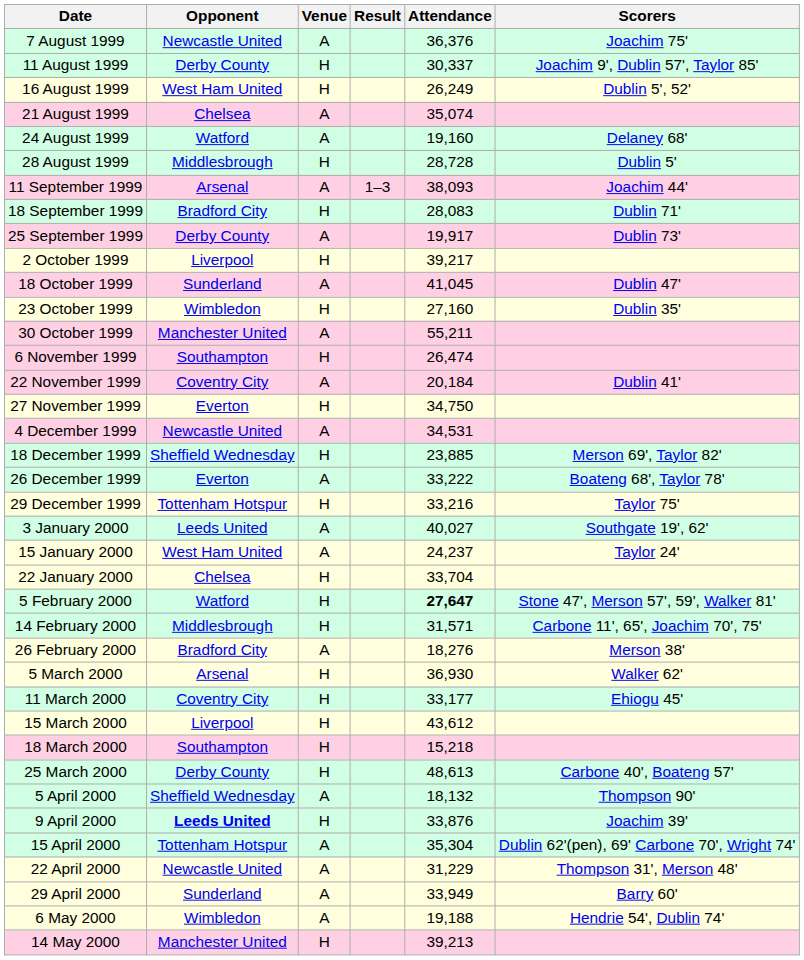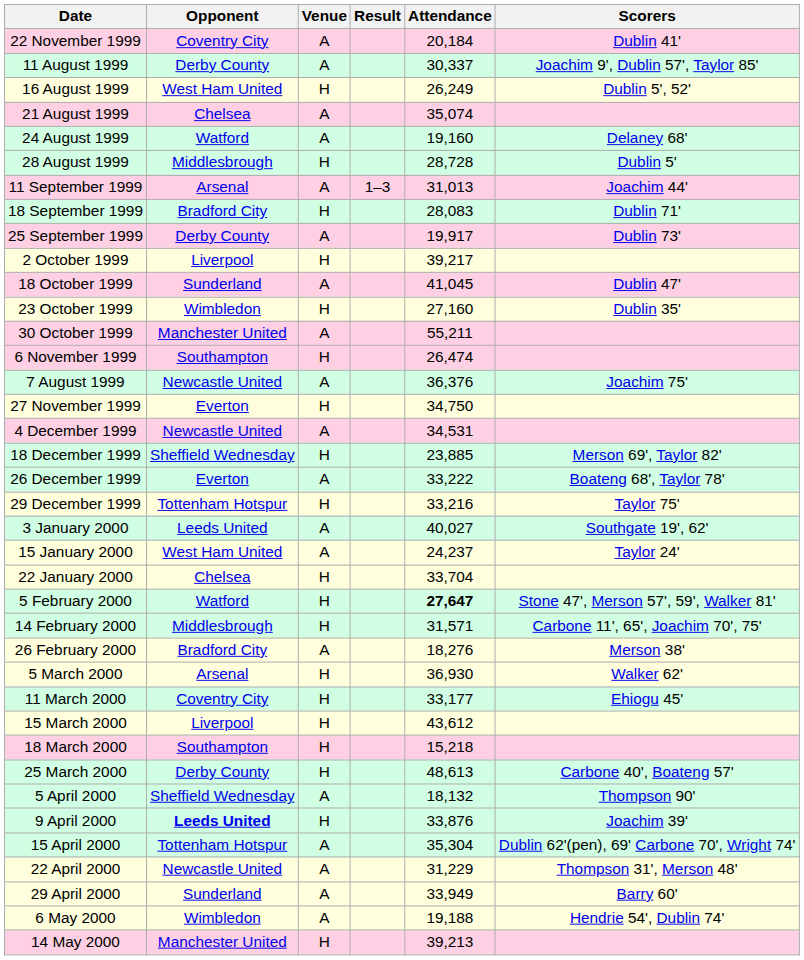rows swapped: (75, 41) <-> (75, 382)
(324, 65) H -> (324, 65) A
(450, 187) 38,093 -> (450, 187) 31,013
